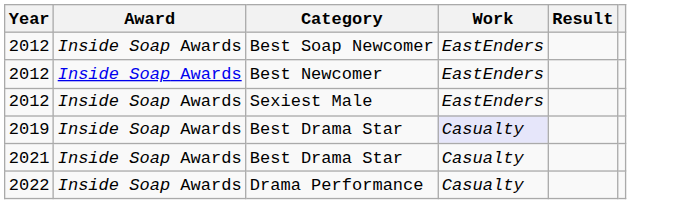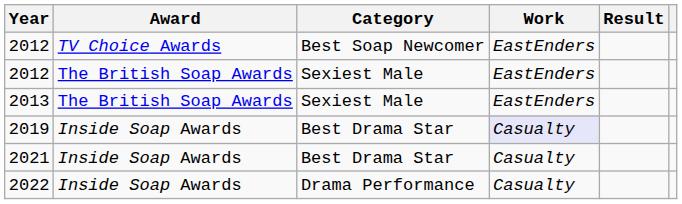(150, 46) Inside Soap Awards -> (139, 46) TV Choice Awards
- row: (29, 74)
(150, 102) Inside Soap Awards -> (175, 74) The British Soap Awards
+ row: (29, 102)
